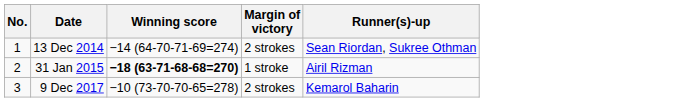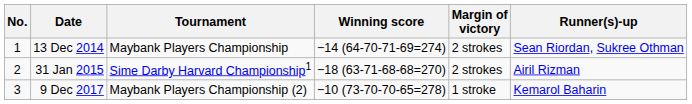+ column: (210, 21)
(174, 68) bold -> (381, 69) normal
(266, 68) 1 stroke -> (477, 69) 2 strokes
(269, 88) 2 strokes -> (474, 90) 1 stroke
